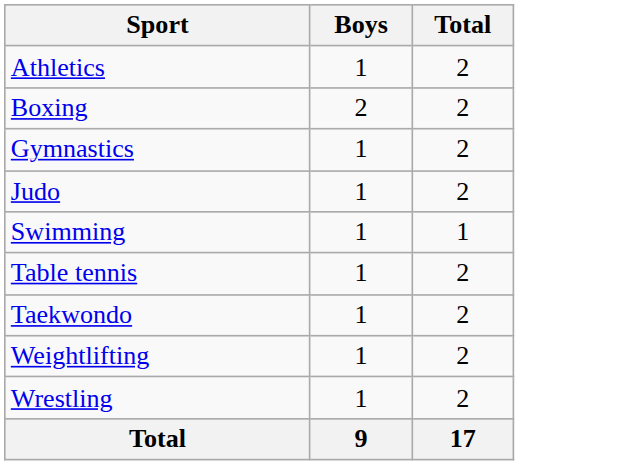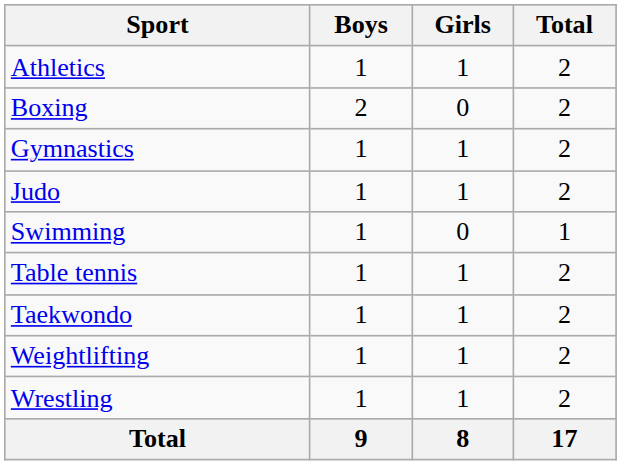+ column: (463, 25)
